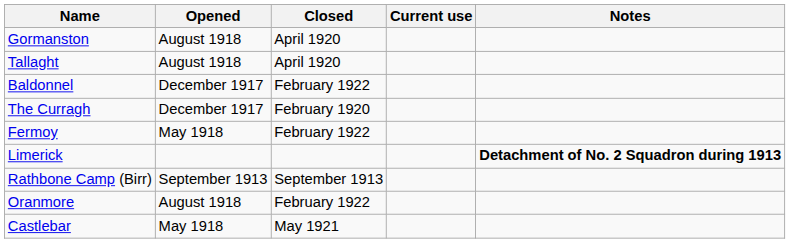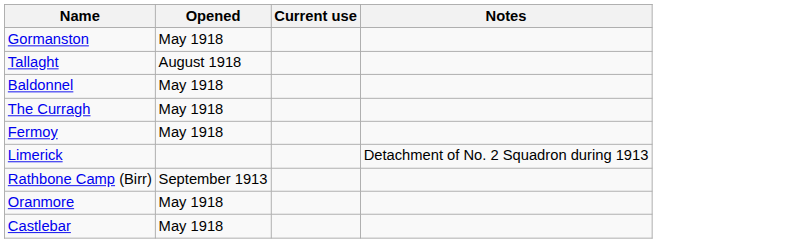- column: (329, 16)
(200, 39) August 1918 -> (191, 39) May 1918
(211, 86) December 1917 -> (191, 86) May 1918
(211, 109) December 1917 -> (191, 109) May 1918
(630, 156) bold -> (506, 156) normal
(200, 202) August 1918 -> (191, 202) May 1918
